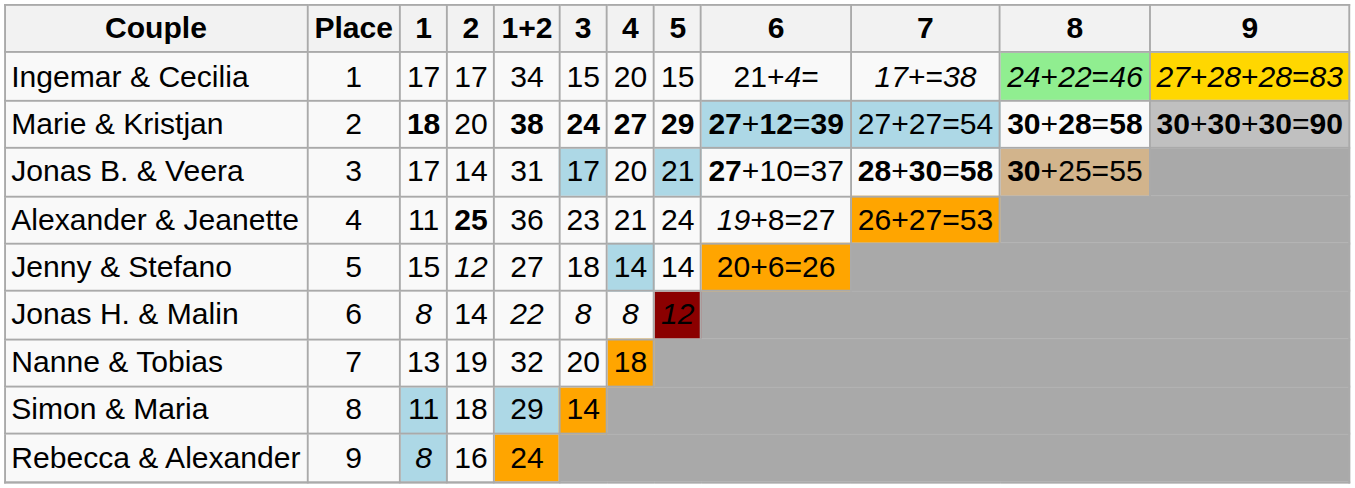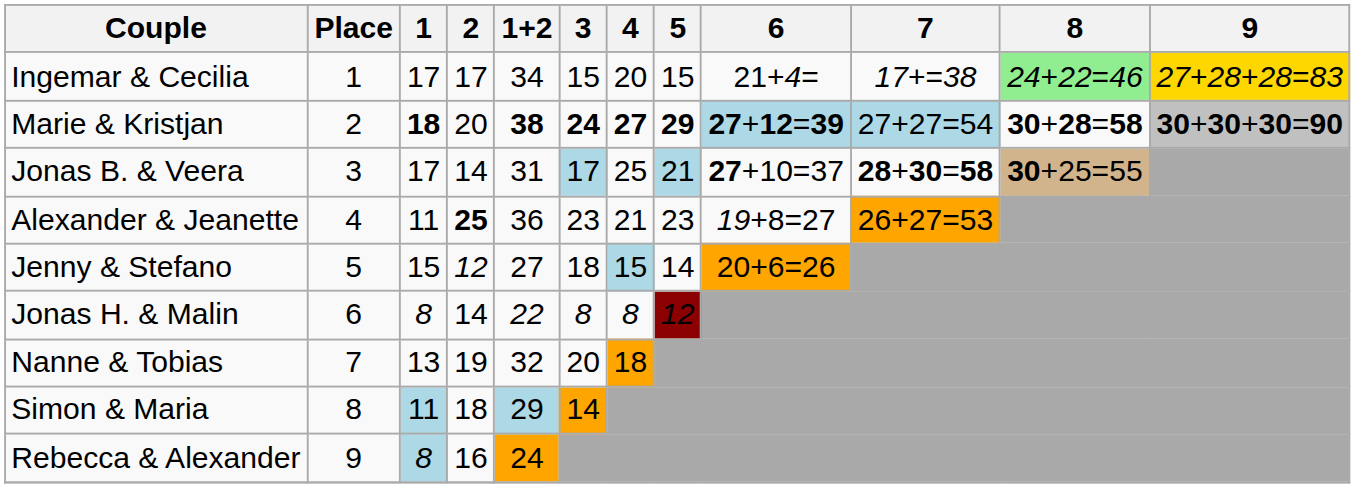(630, 171) 20 -> (630, 171) 25
(678, 219) 24 -> (678, 219) 23
(630, 266) 14 -> (630, 266) 15
